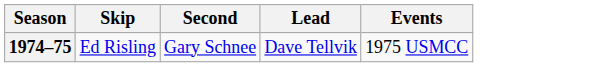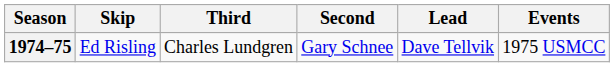+ column: (229, 18)
